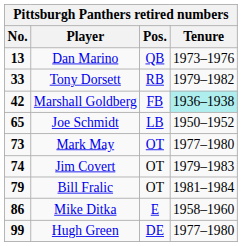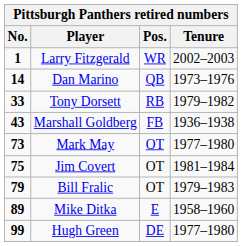+ row: (85, 58)
(18, 58) 13 -> (18, 79) 14
(18, 101) 42 -> (18, 123) 43
(204, 101) paleturquoise background -> (204, 123) no background
- row: (85, 123)
(18, 166) 74 -> (18, 166) 75
(204, 166) 1979–1983 -> (204, 166) 1981–1984
(204, 187) 1981–1984 -> (204, 187) 1979–1983
(18, 209) 86 -> (18, 209) 89
